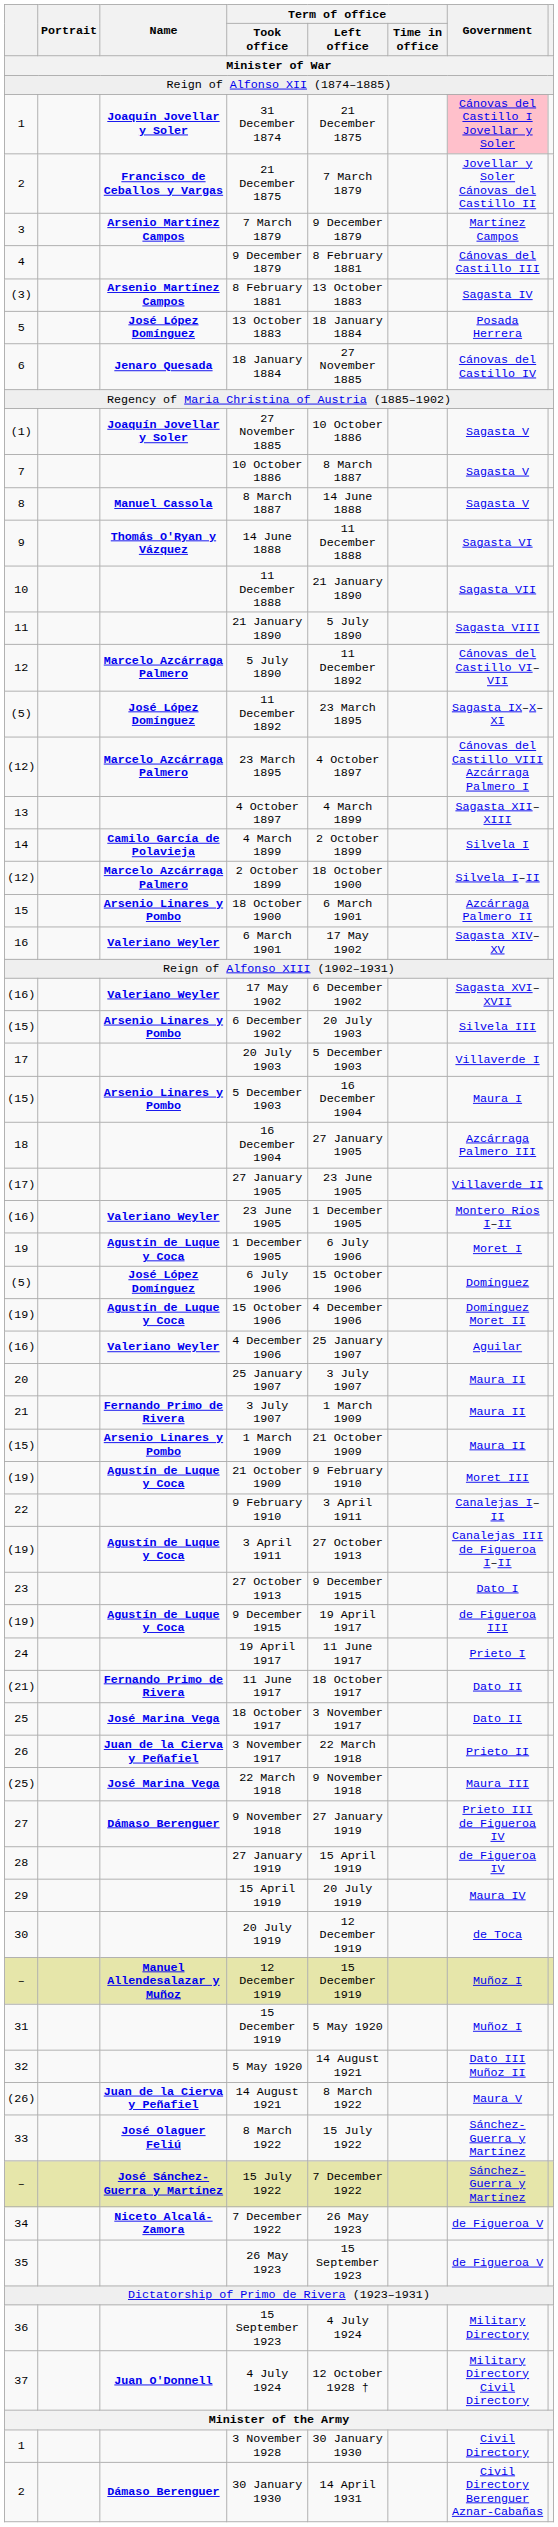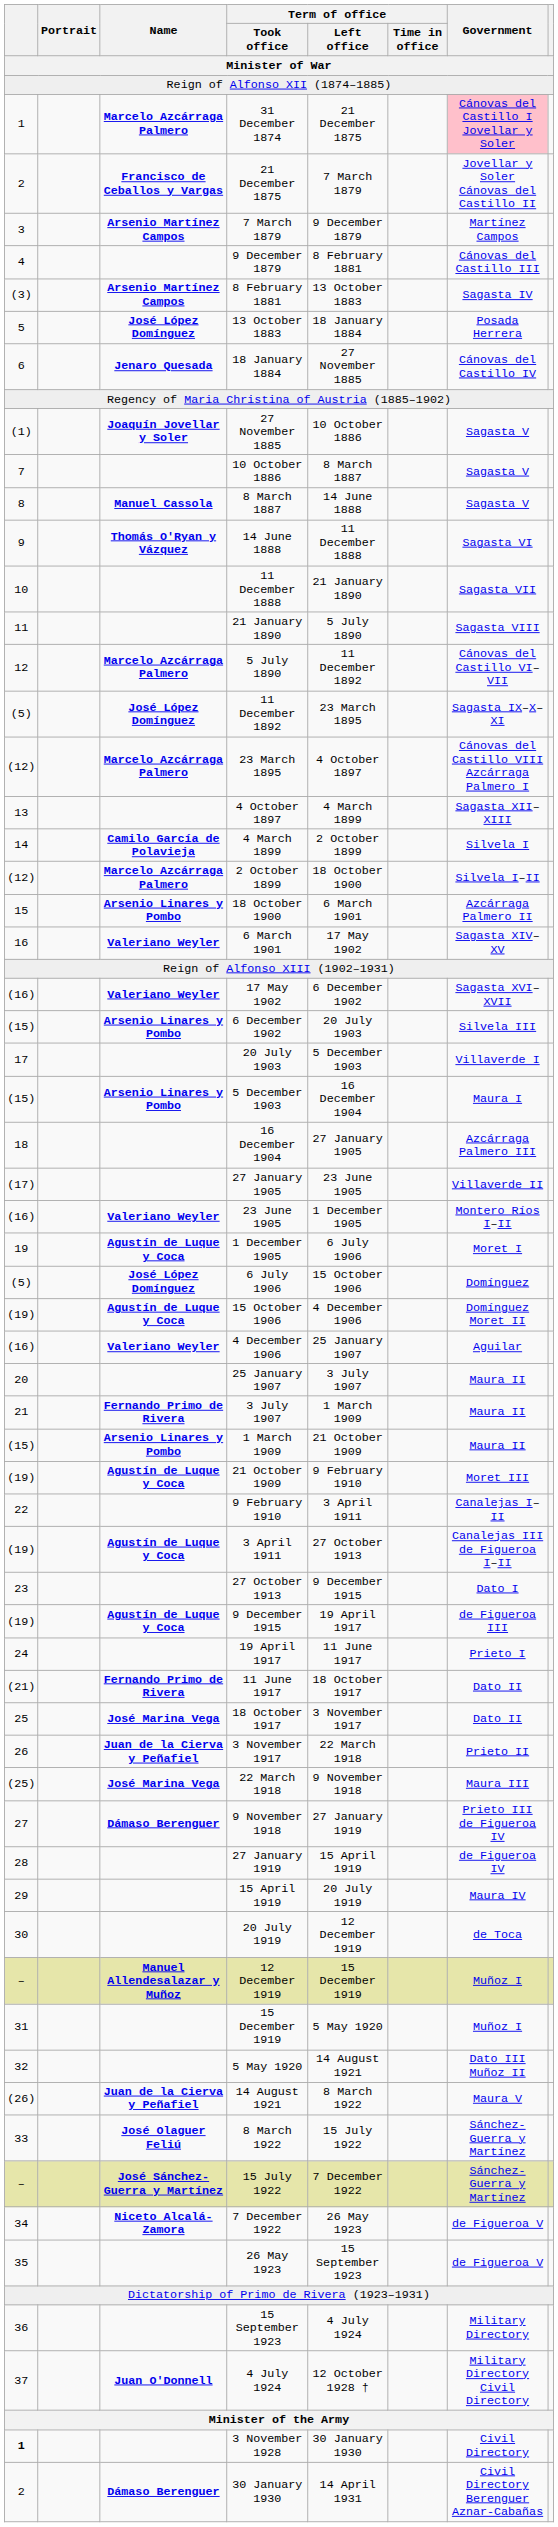(163, 124) Joaquín Jovellar y Soler -> (163, 124) Marcelo Azcárraga Palmero
(21, 2446) normal -> (21, 2446) bold
